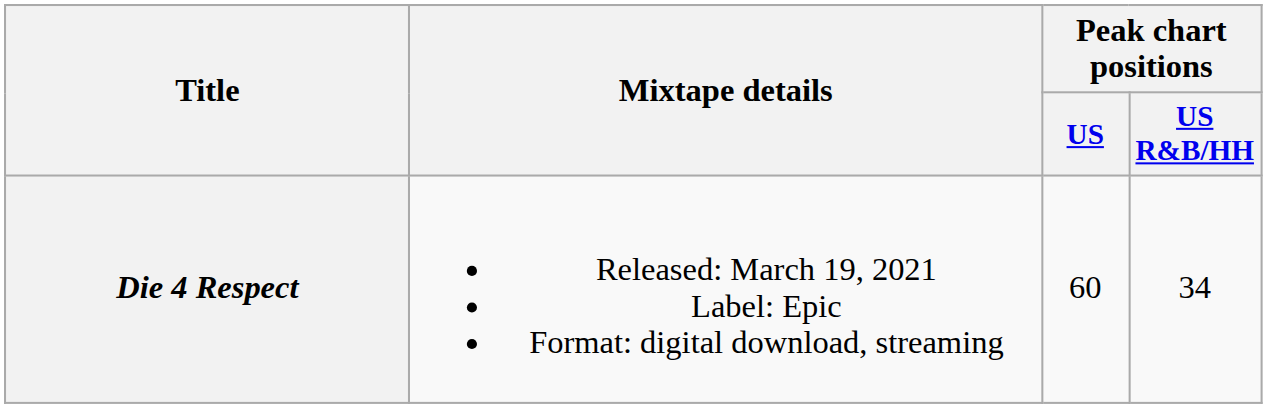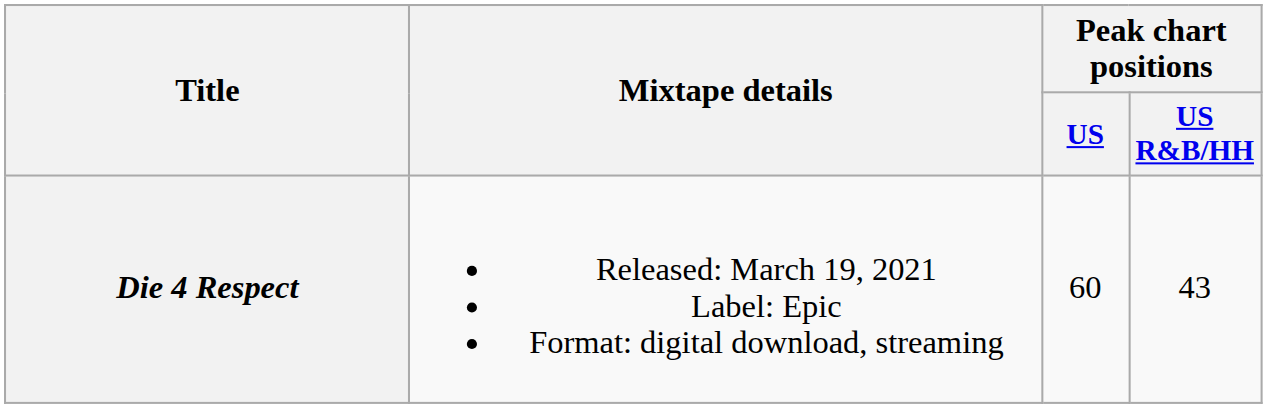(1195, 288) 34 -> (1195, 288) 43
